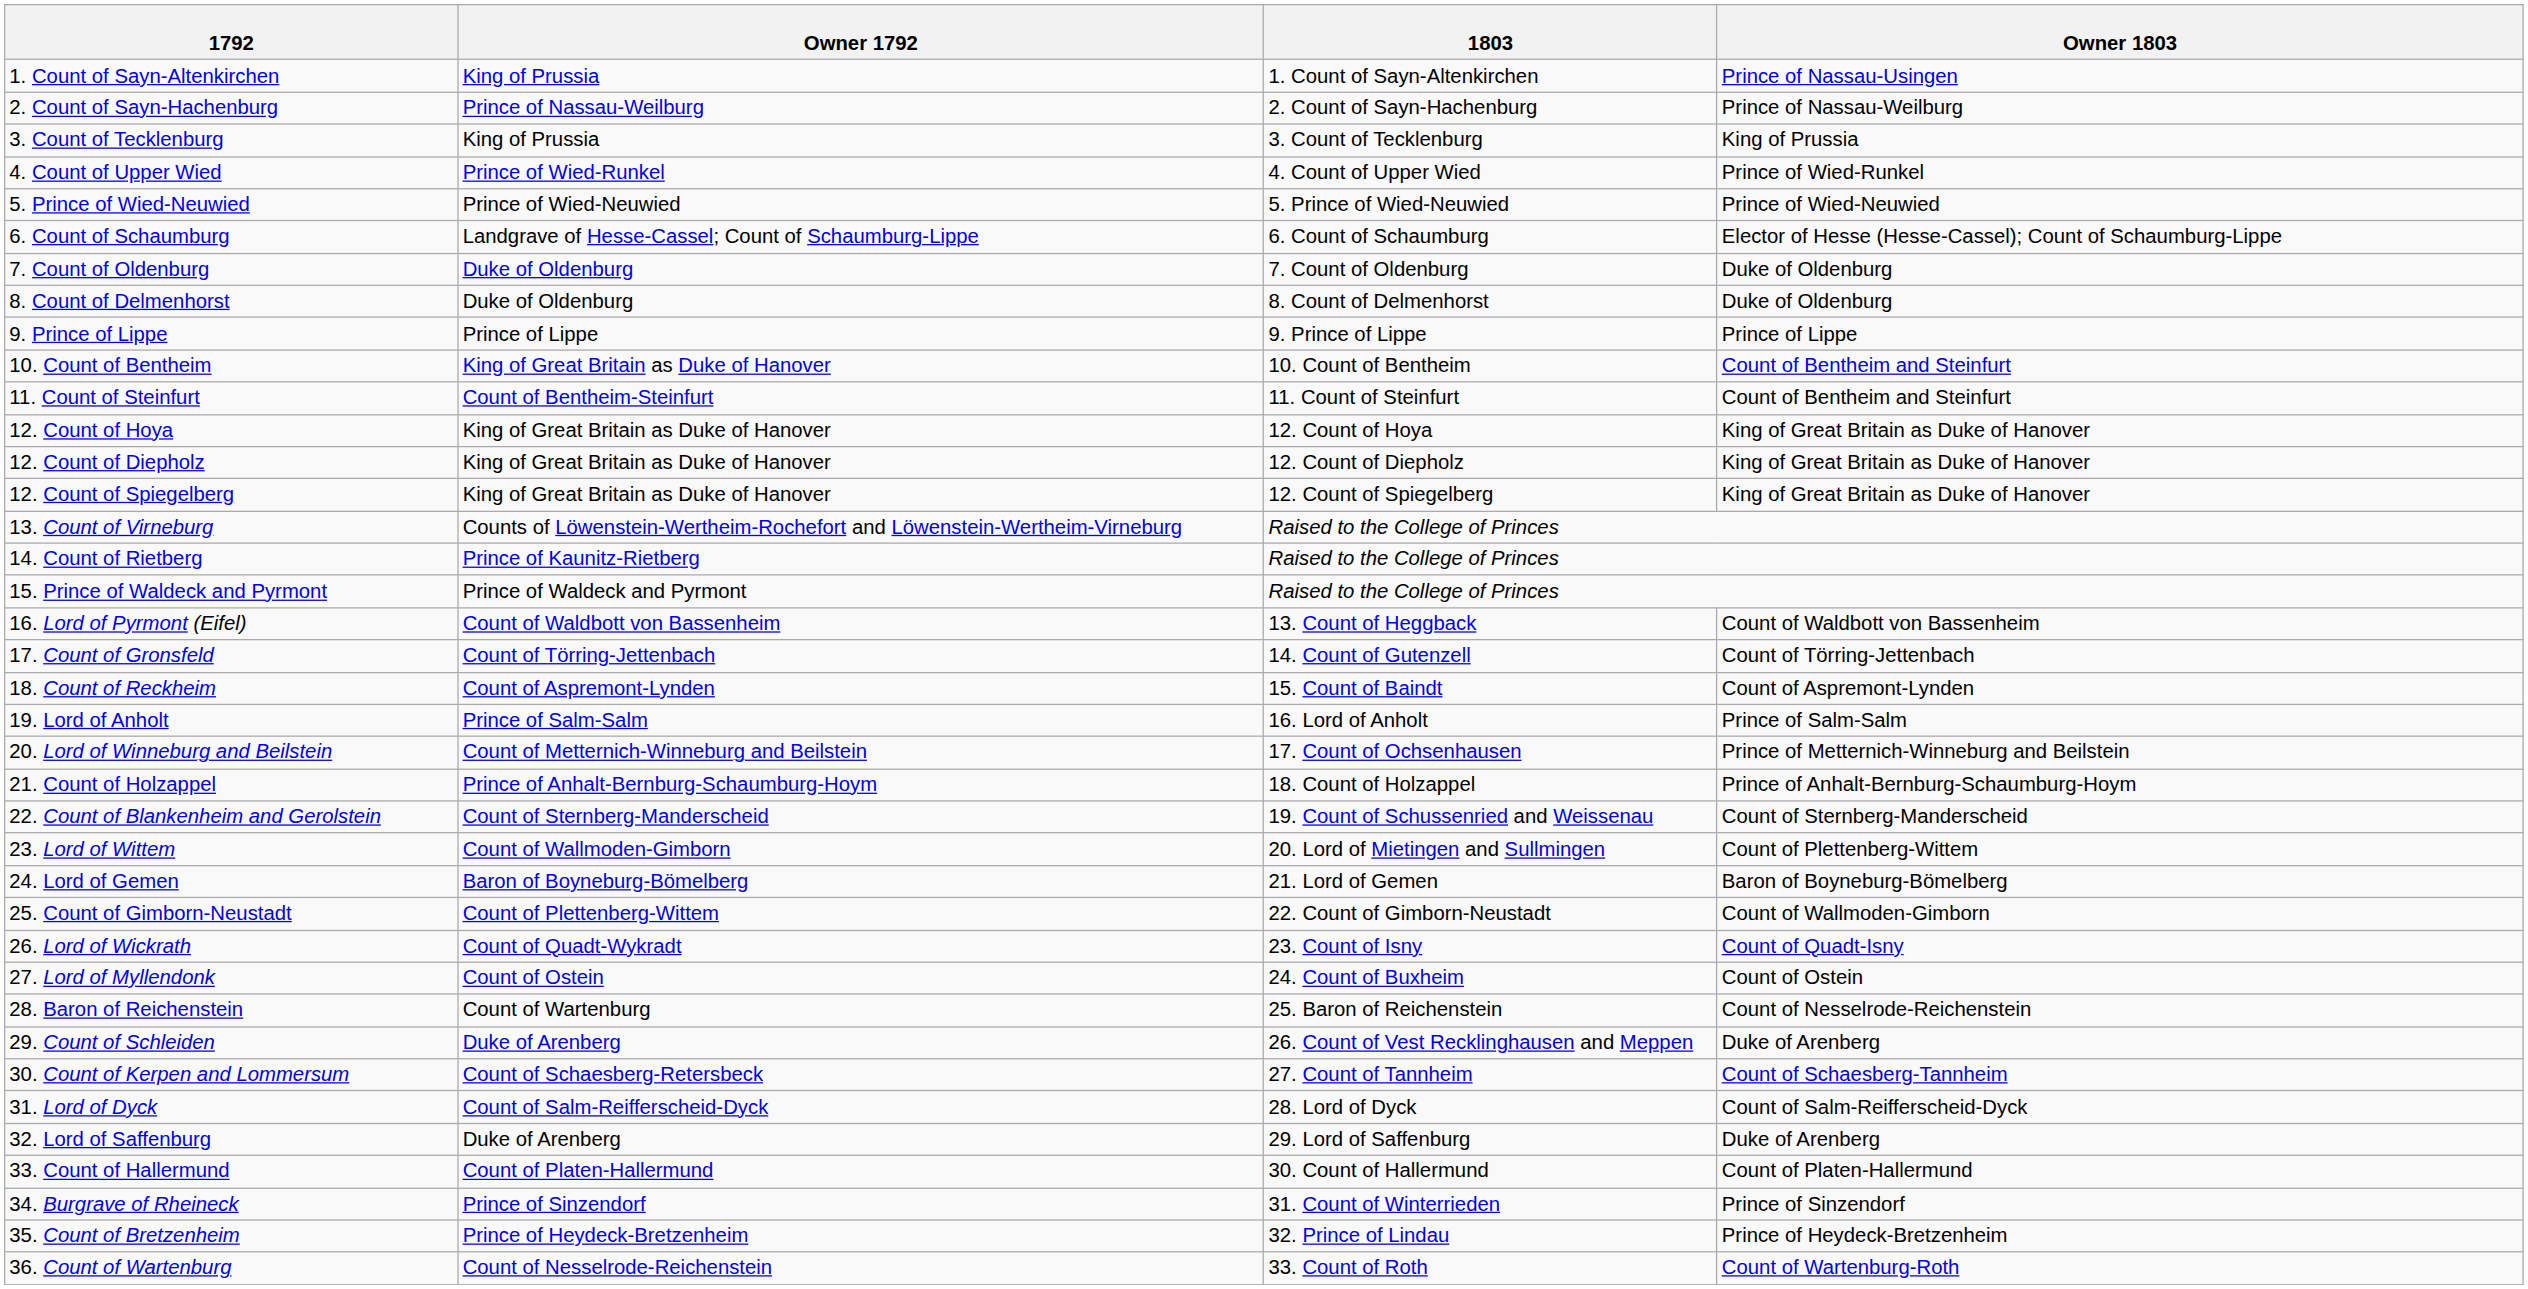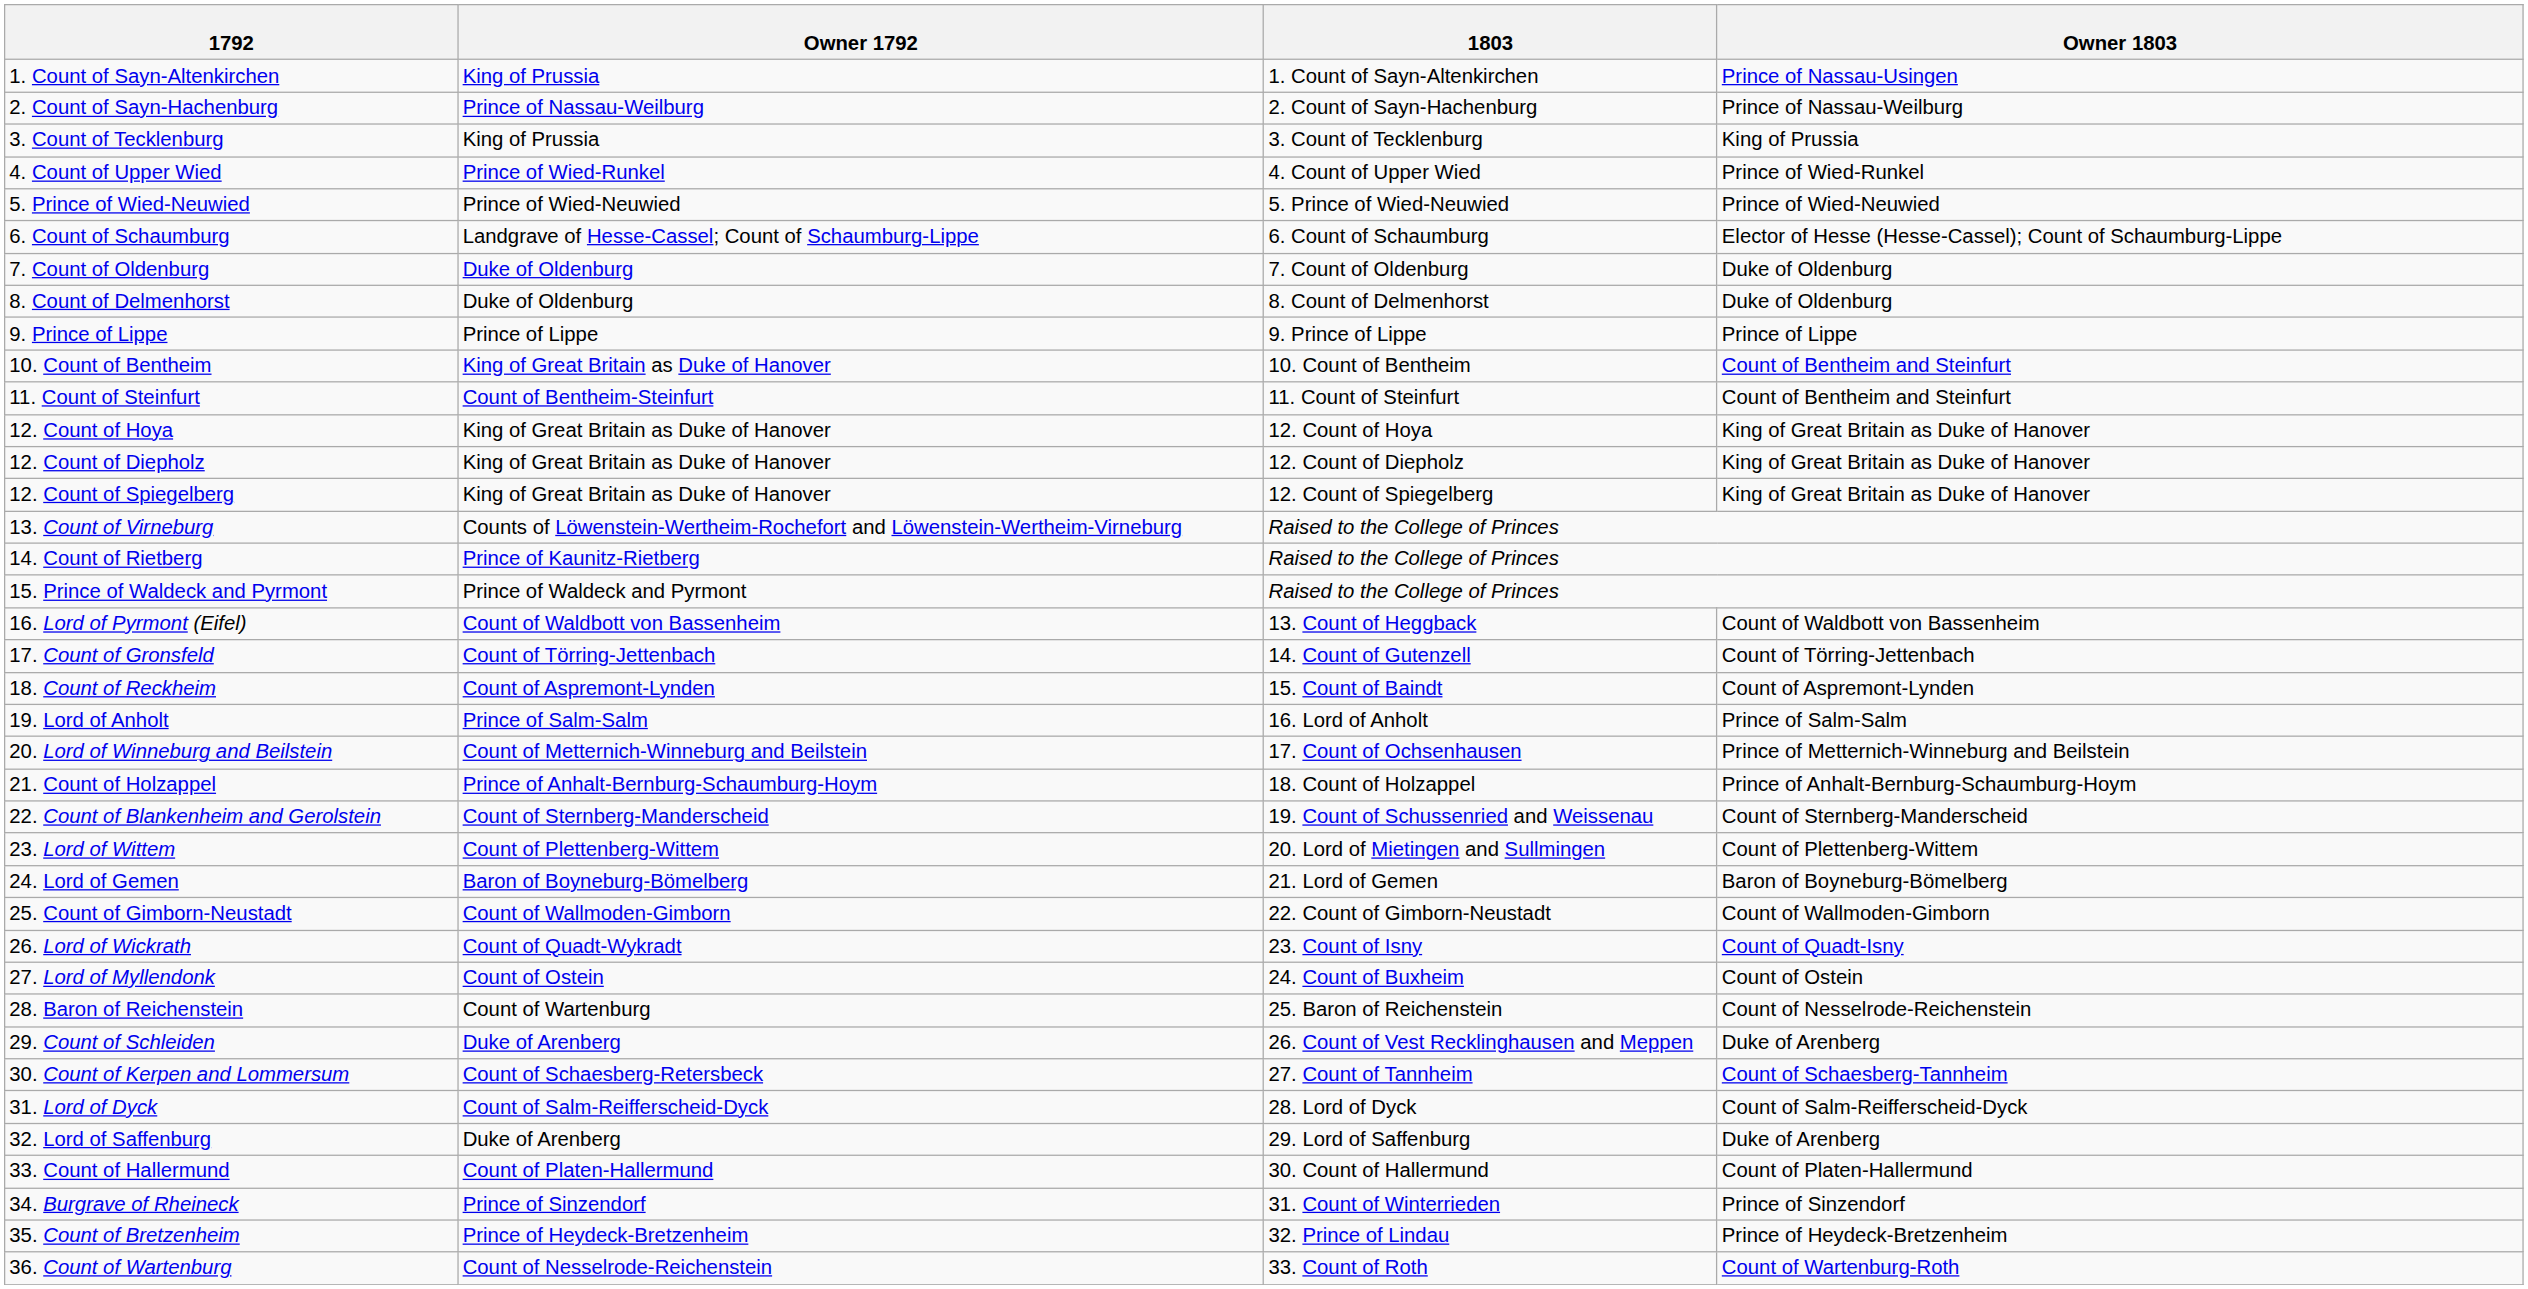(597, 849) Count of Wallmoden-Gimborn -> (591, 849) Count of Plettenberg-Wittem
(591, 913) Count of Plettenberg-Wittem -> (597, 913) Count of Wallmoden-Gimborn
